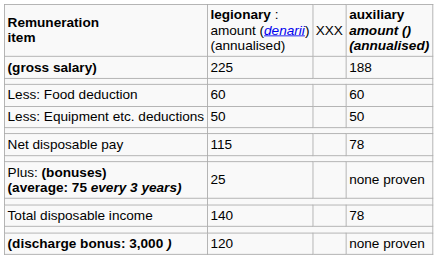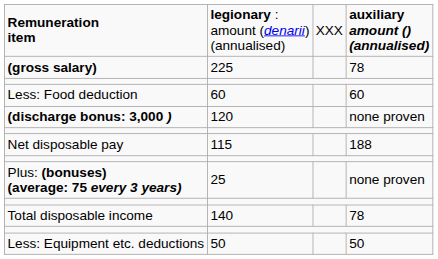(361, 67) 188 -> (357, 67) 78
rows swapped: (106, 116) <-> (90, 243)
(357, 144) 78 -> (361, 144) 188
